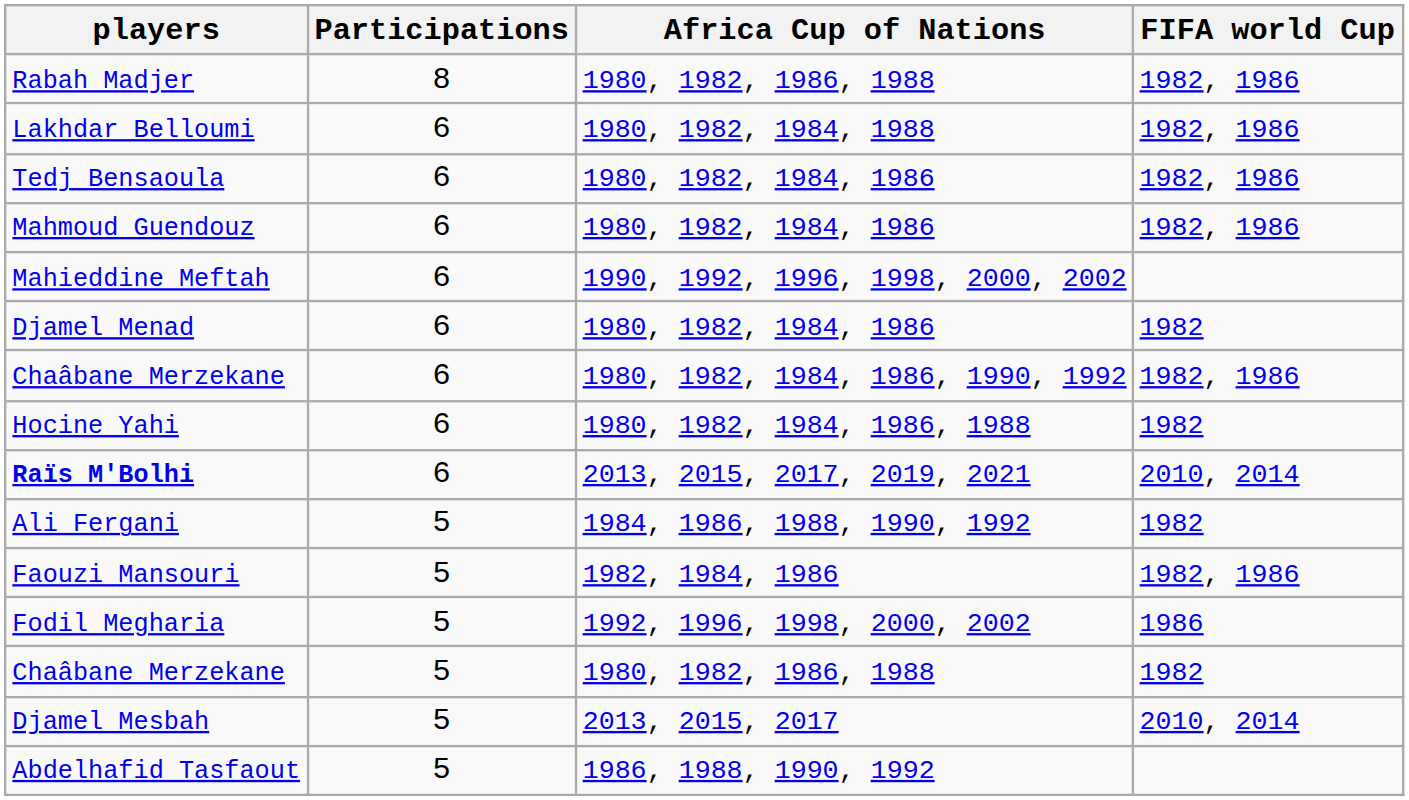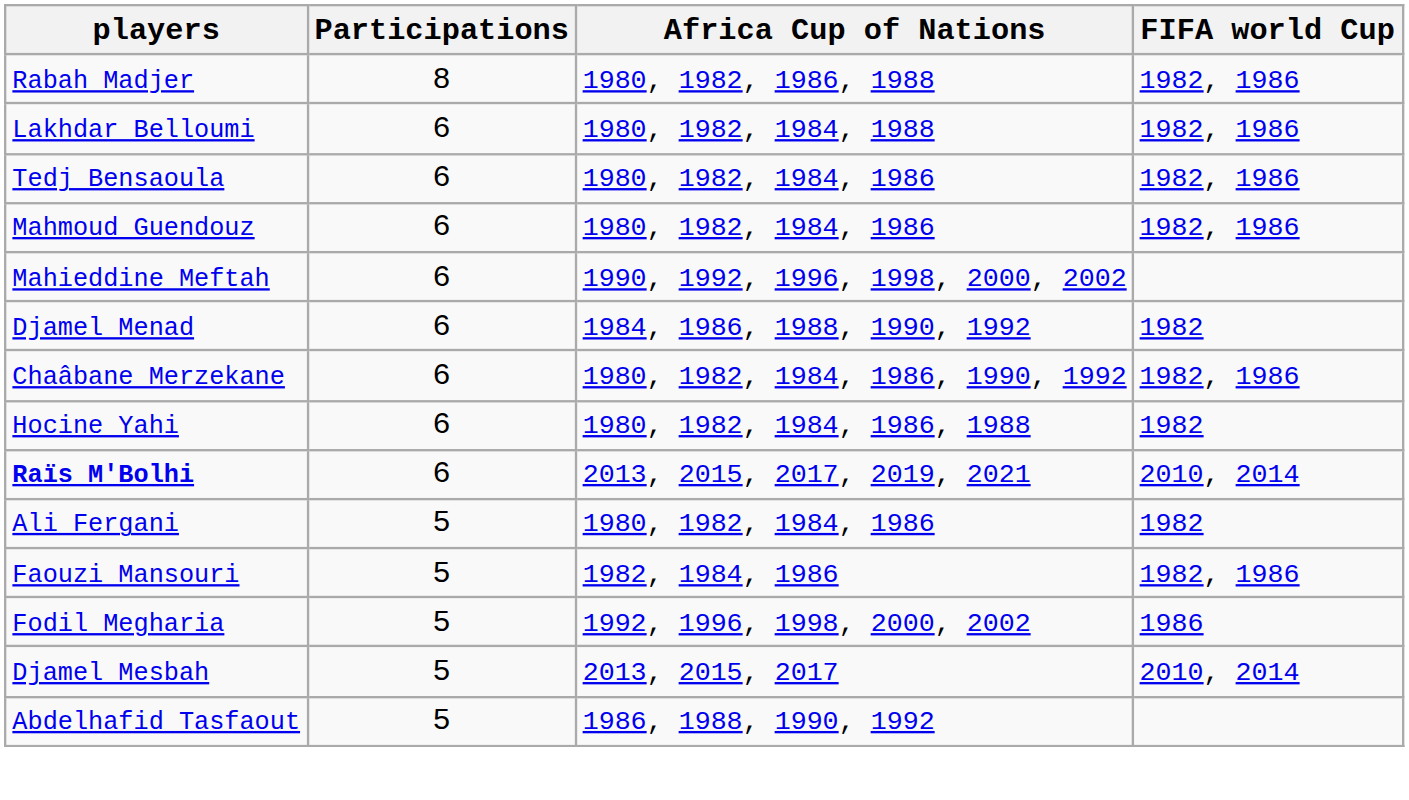(759, 326) 1980, 1982, 1984, 1986 -> (807, 326) 1984, 1986, 1988, 1990, 1992
(807, 524) 1984, 1986, 1988, 1990, 1992 -> (759, 524) 1980, 1982, 1984, 1986
- row: (149, 673)
